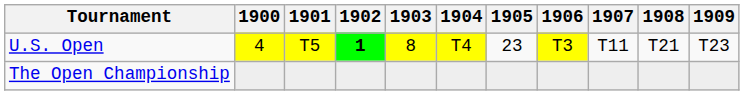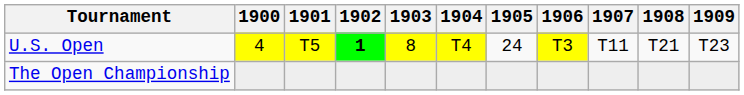(512, 48) 23 -> (512, 48) 24
